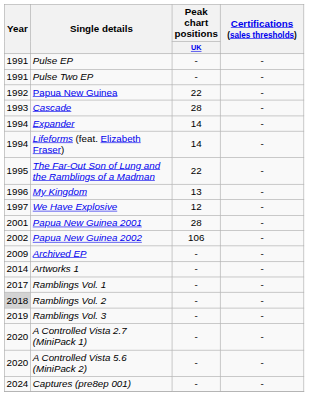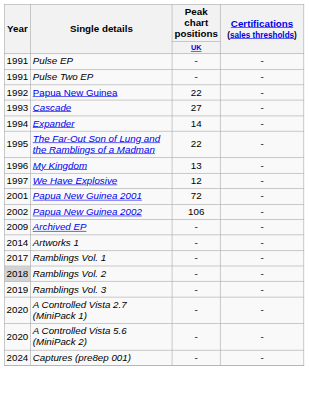(196, 108) 28 -> (196, 108) 27
- row: (87, 144)
(196, 223) 28 -> (196, 196) 72
